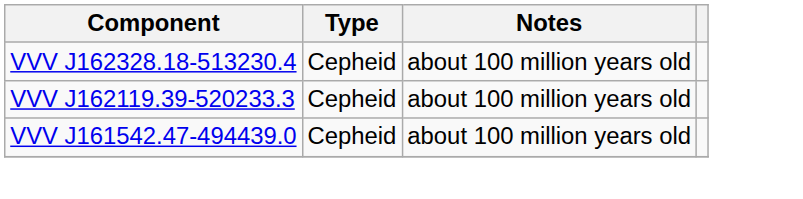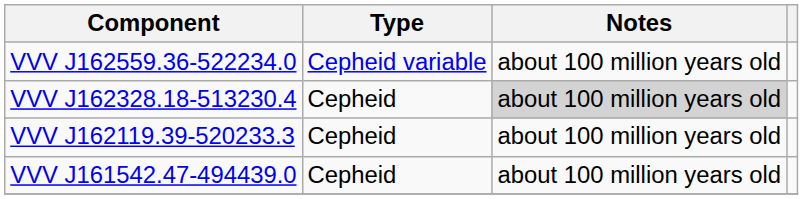+ row: (153, 61)
(549, 61) no background -> (639, 99) lightgrey background
